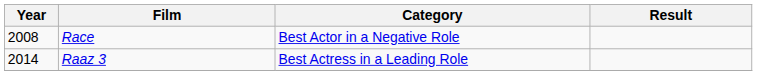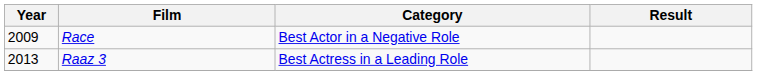(23, 37) 2008 -> (23, 37) 2009
(23, 59) 2014 -> (23, 59) 2013
